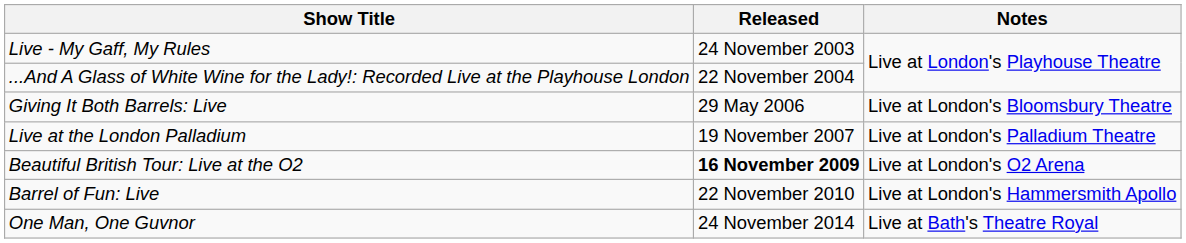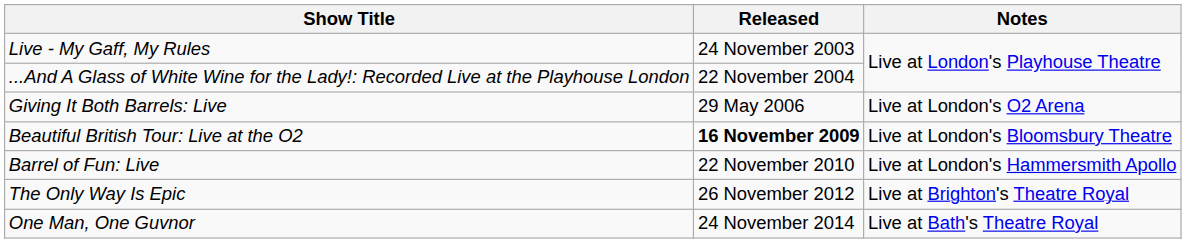(1020, 106) Live at London's Bloomsbury Theatre -> (976, 106) Live at London's O2 Arena
- row: (127, 135)
(976, 164) Live at London's O2 Arena -> (1020, 135) Live at London's Bloomsbury Theatre
+ row: (97, 194)
